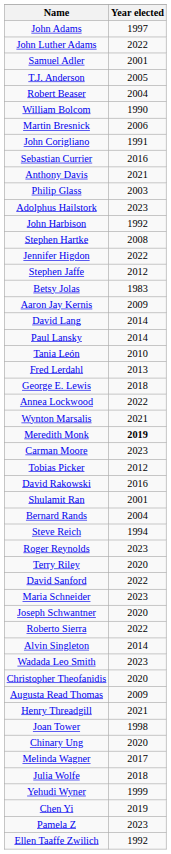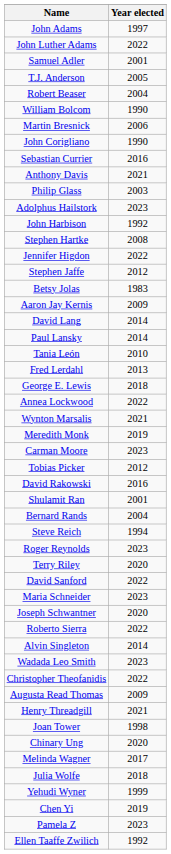(138, 142) 1991 -> (138, 142) 1990
(138, 434) bold -> (138, 434) normal
(138, 678) 2020 -> (138, 678) 2022
